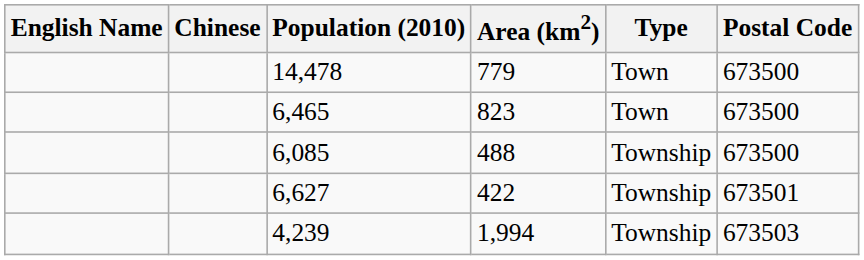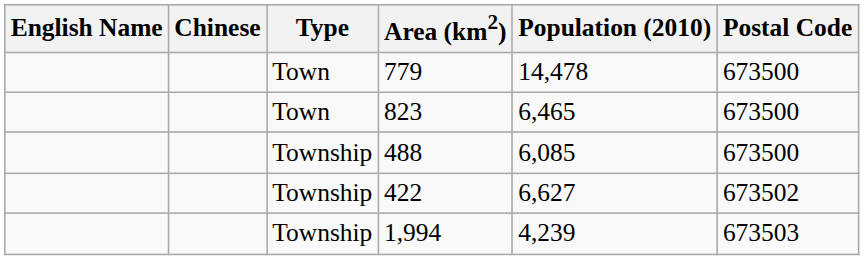columns swapped: (661, 28) <-> (369, 28)
(761, 192) 673501 -> (761, 192) 673502
